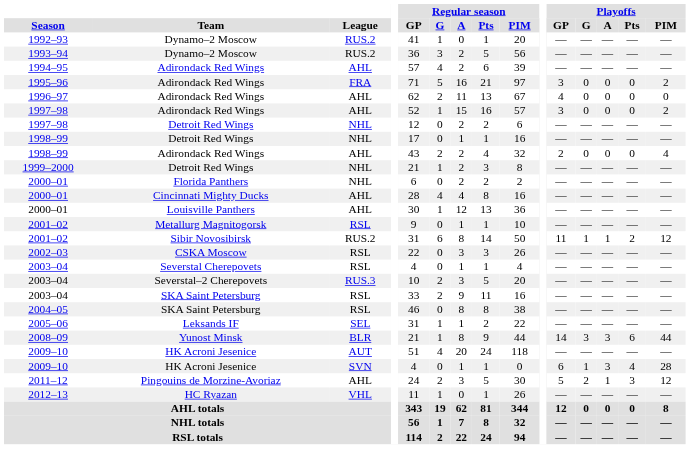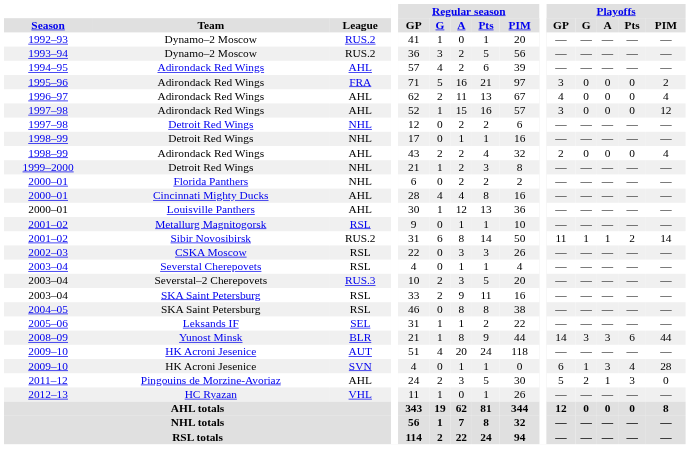(666, 96) 0 -> (666, 96) 4
(666, 110) 2 -> (666, 110) 12
(666, 238) 12 -> (666, 238) 14
(666, 380) 12 -> (666, 380) 0
